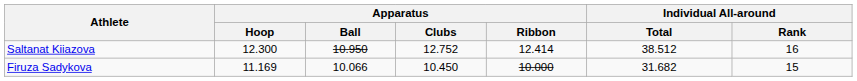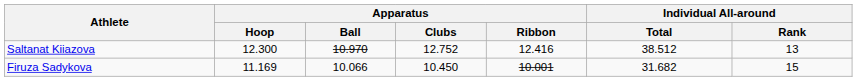(350, 50) 10.950 -> (350, 50) 10.970
(536, 50) 12.414 -> (536, 50) 12.416
(792, 50) 16 -> (792, 50) 13
(536, 68) 10.000 -> (536, 68) 10.001
